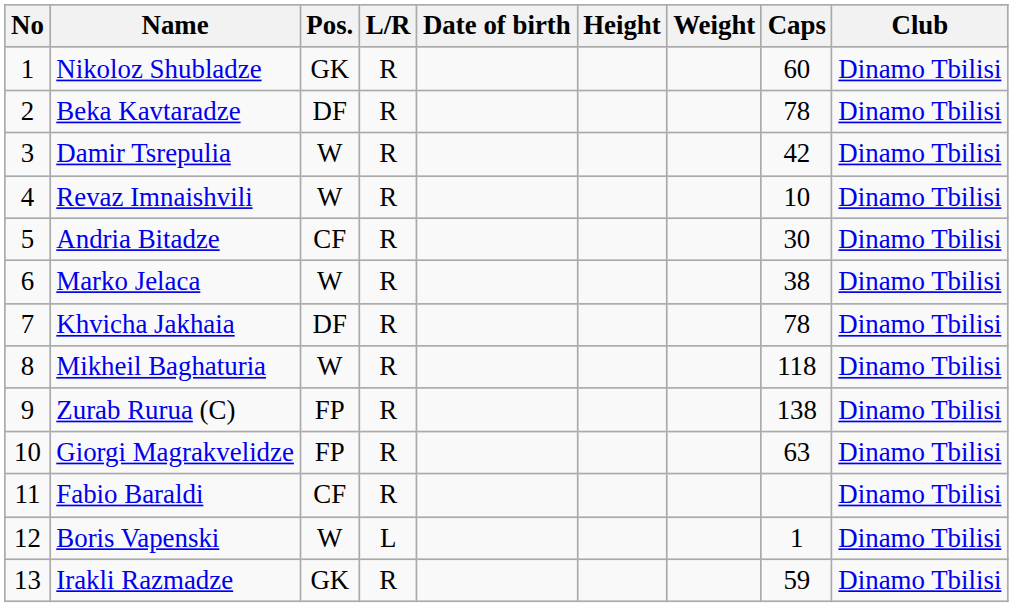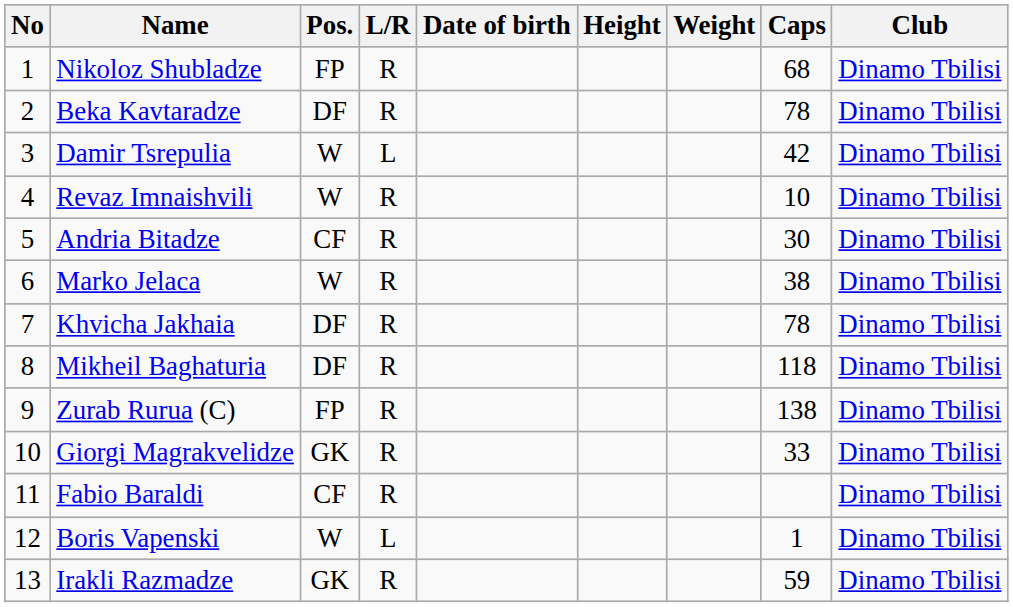(330, 68) GK -> (330, 68) FP
(797, 68) 60 -> (797, 68) 68
(388, 153) R -> (388, 153) L
(330, 366) W -> (330, 366) DF
(330, 452) FP -> (330, 452) GK
(797, 452) 63 -> (797, 452) 33
